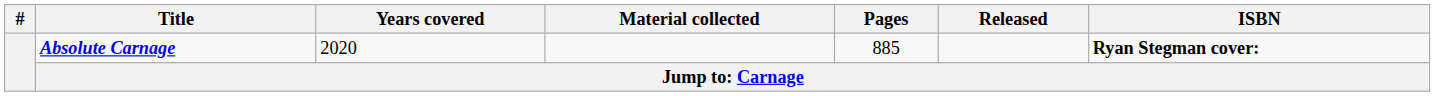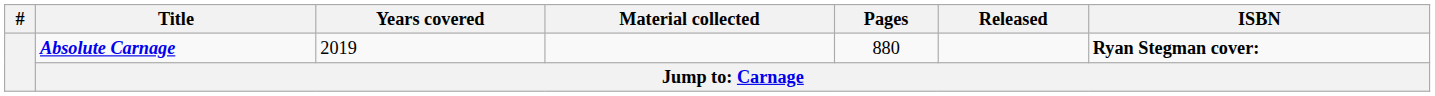(339, 47) 2020 -> (339, 47) 2019
(886, 47) 885 -> (886, 47) 880
